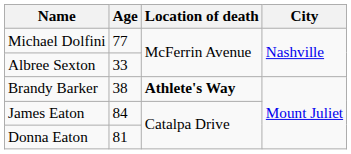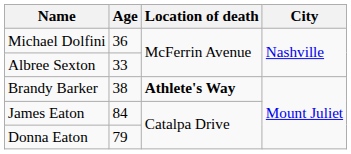(120, 40) 77 -> (120, 40) 36
(120, 137) 81 -> (120, 137) 79
